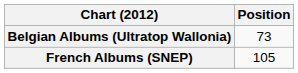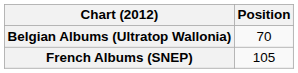(264, 36) 73 -> (264, 36) 70
